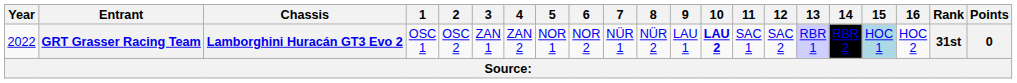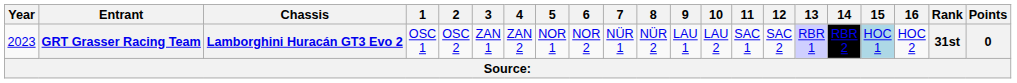(22, 41) 2022 -> (22, 41) 2023
(717, 41) bold -> (716, 41) normal
